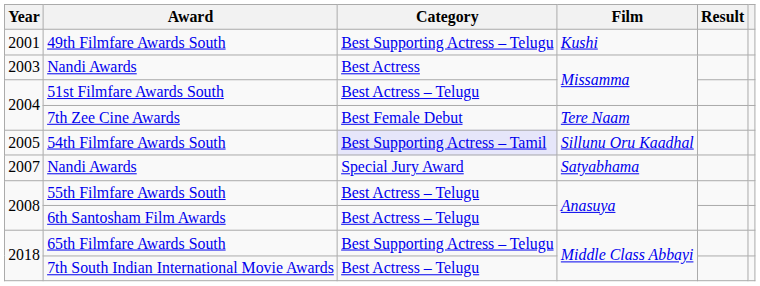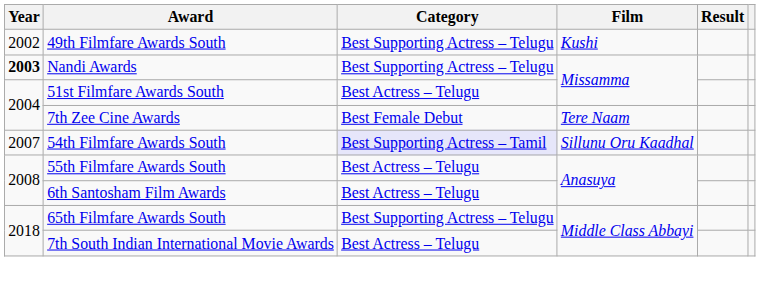(24, 42) 2001 -> (24, 42) 2002
(24, 67) normal -> (24, 67) bold
(381, 67) Best Actress -> (447, 67) Best Supporting Actress – Telugu
(24, 142) 2005 -> (24, 142) 2007
- row: (92, 167)
